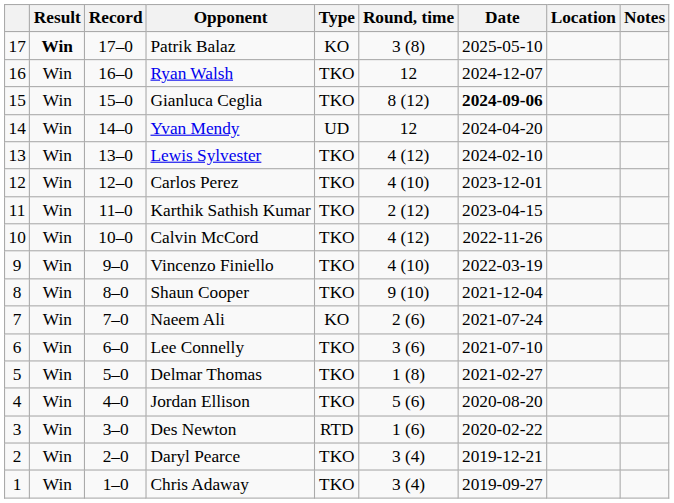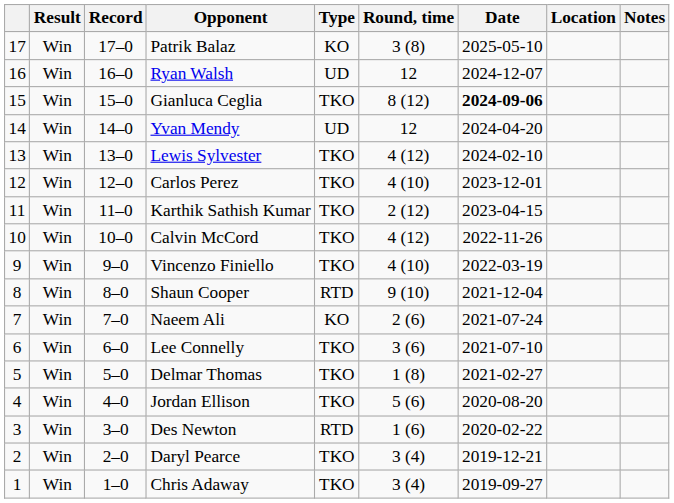(57, 45) bold -> (57, 45) normal
(337, 73) TKO -> (337, 73) UD
(337, 292) TKO -> (337, 292) RTD
